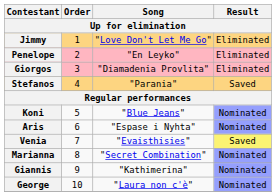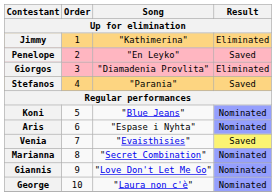(153, 40) "Love Don't Let Me Go" -> (153, 40) "Kathimerina"
(243, 55) Eliminated -> (243, 55) Saved
(153, 170) "Kathimerina" -> (153, 170) "Love Don't Let Me Go"
